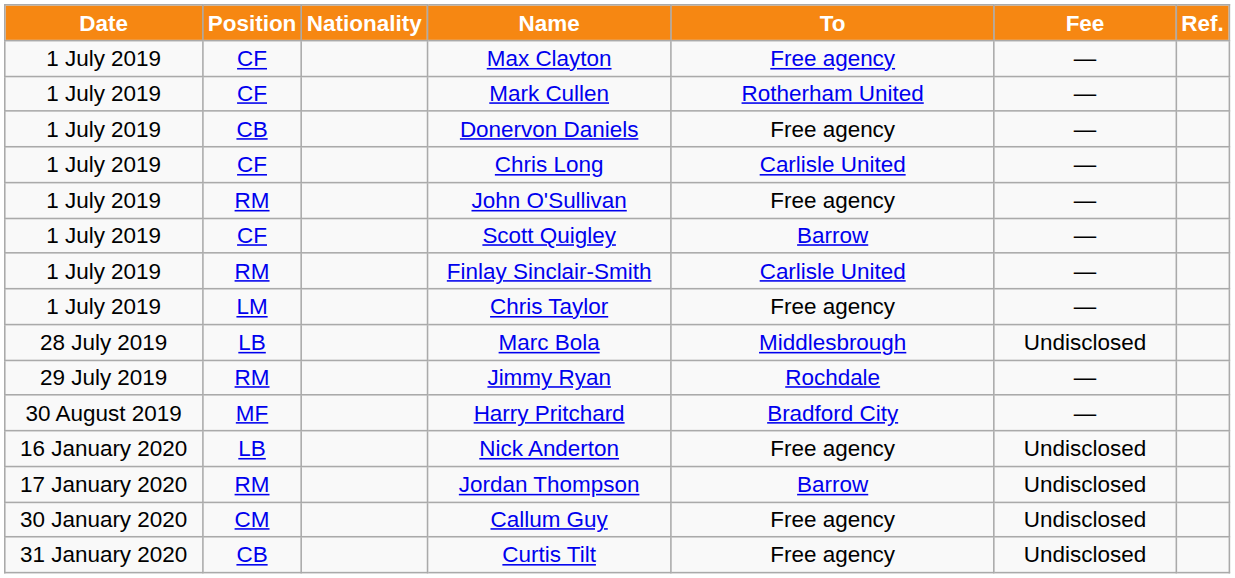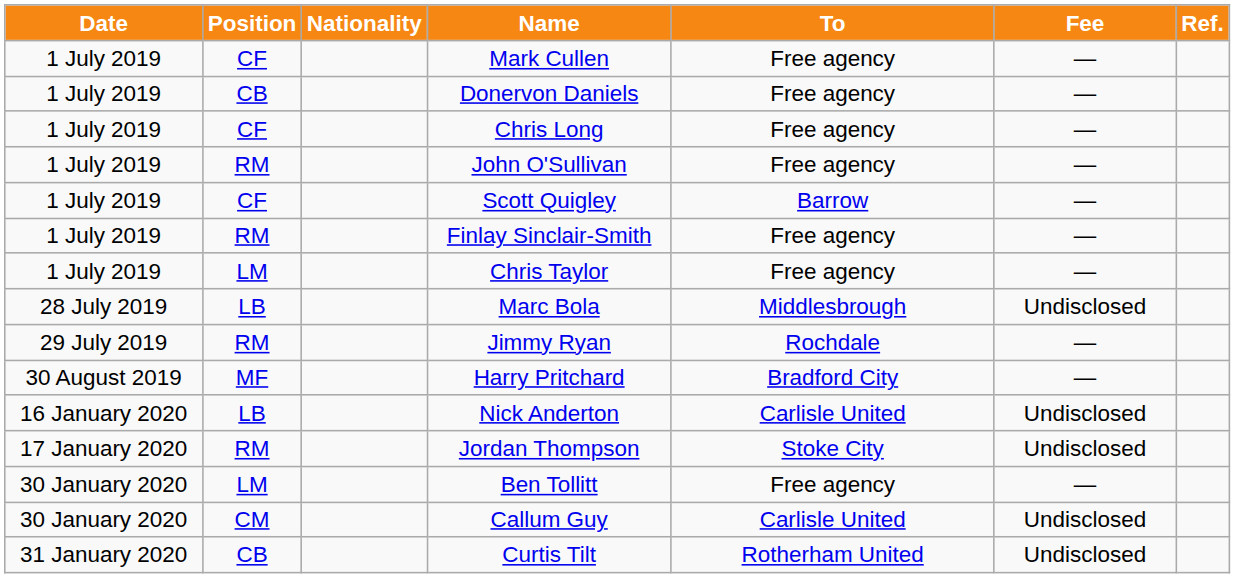- row: (549, 58)
(833, 94) Rotherham United -> (833, 58) Free agency
(833, 165) Carlisle United -> (833, 129) Free agency
(833, 271) Carlisle United -> (833, 236) Free agency
(833, 449) Free agency -> (833, 413) Carlisle United
(833, 484) Barrow -> (833, 449) Stoke City
+ row: (549, 484)
(833, 520) Free agency -> (833, 520) Carlisle United
(833, 555) Free agency -> (833, 555) Rotherham United
